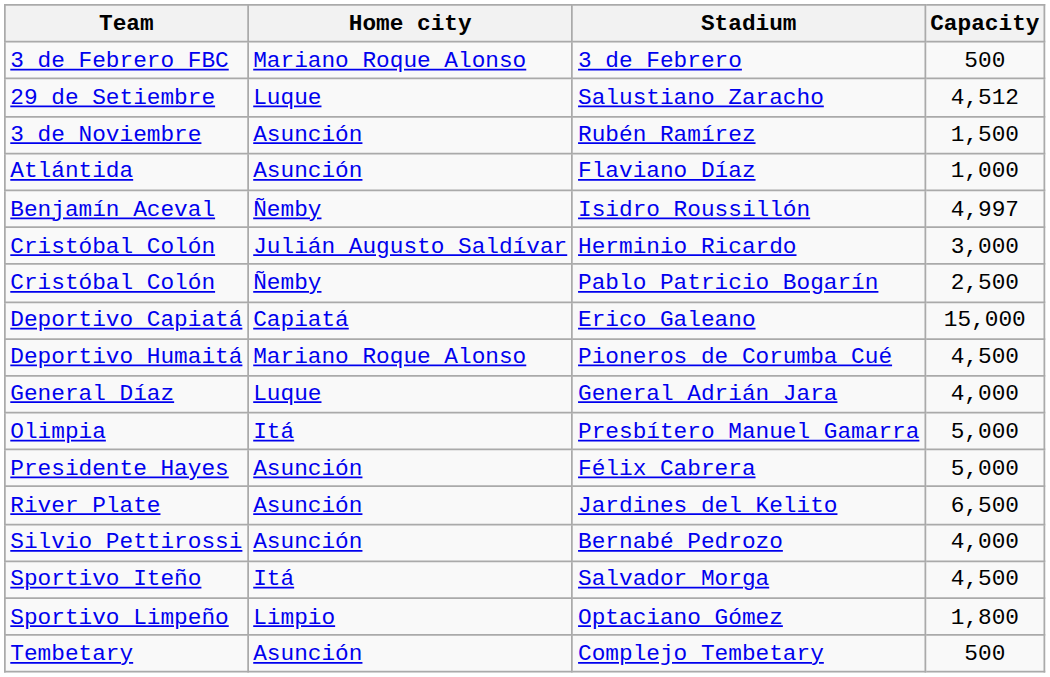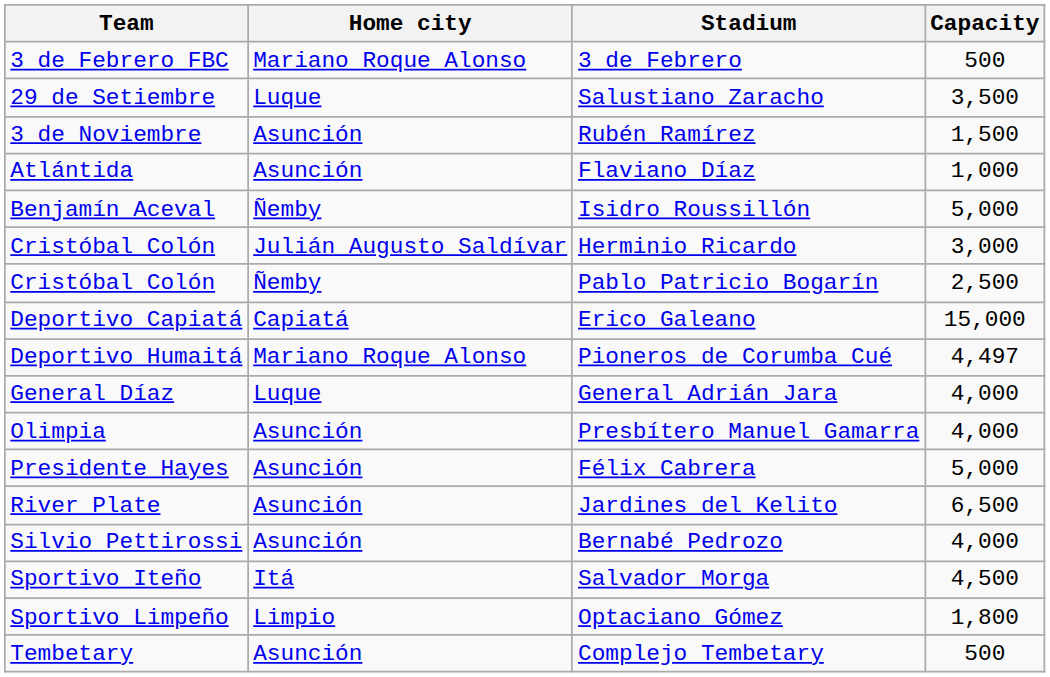(985, 98) 4,512 -> (985, 98) 3,500
(985, 209) 4,997 -> (985, 209) 5,000
(985, 357) 4,500 -> (985, 357) 4,497
(274, 431) Itá -> (308, 431) Asunción
(985, 431) 5,000 -> (985, 431) 4,000
